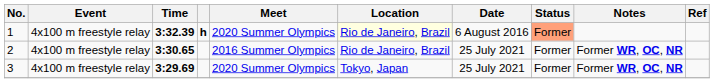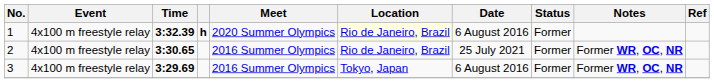(553, 31) lightsalmon background -> (553, 31) no background
(273, 68) 2020 Summer Olympics -> (273, 68) 2016 Summer Olympics
(492, 68) 25 July 2021 -> (492, 68) 6 August 2016
